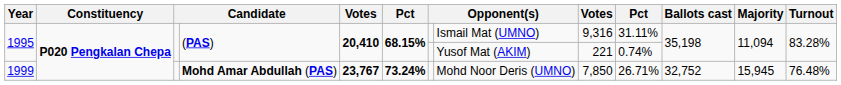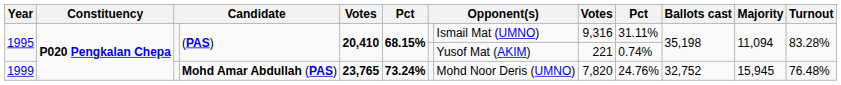(361, 71) 23,767 -> (361, 71) 23,765
(598, 71) 7,850 -> (598, 71) 7,820
(639, 71) 26.71% -> (639, 71) 24.76%
